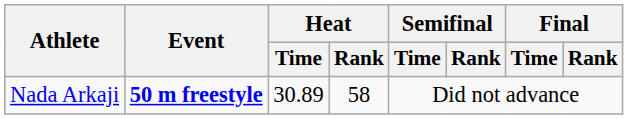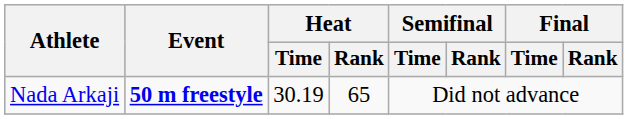(298, 95) 30.89 -> (298, 95) 30.19
(359, 95) 58 -> (359, 95) 65
